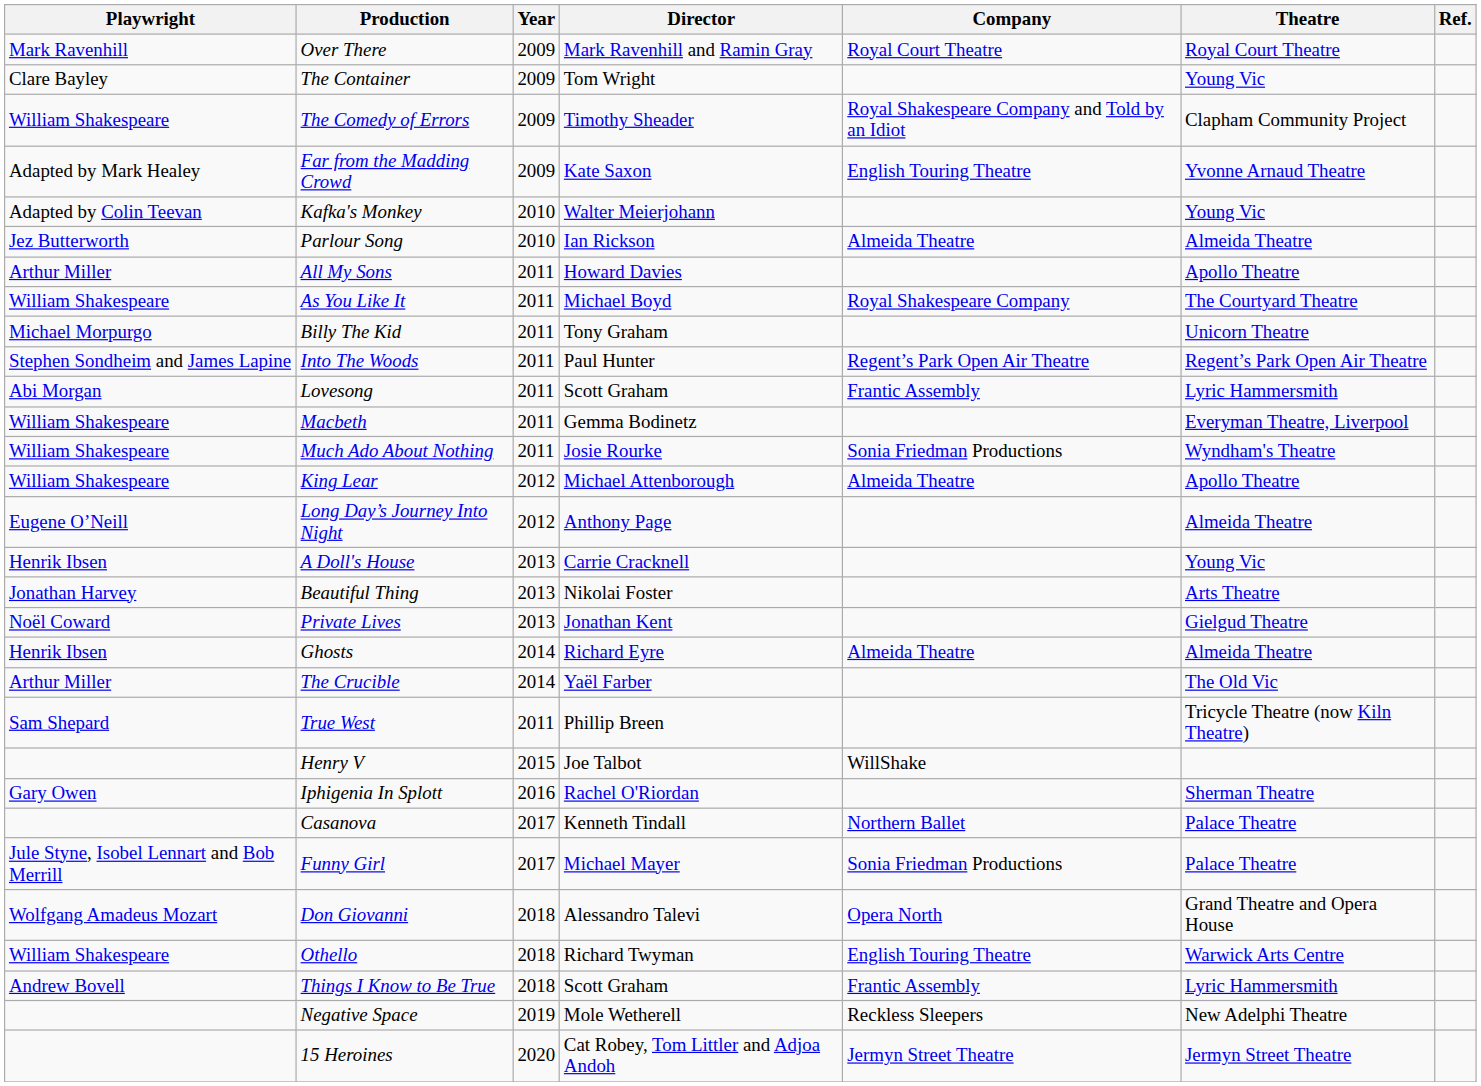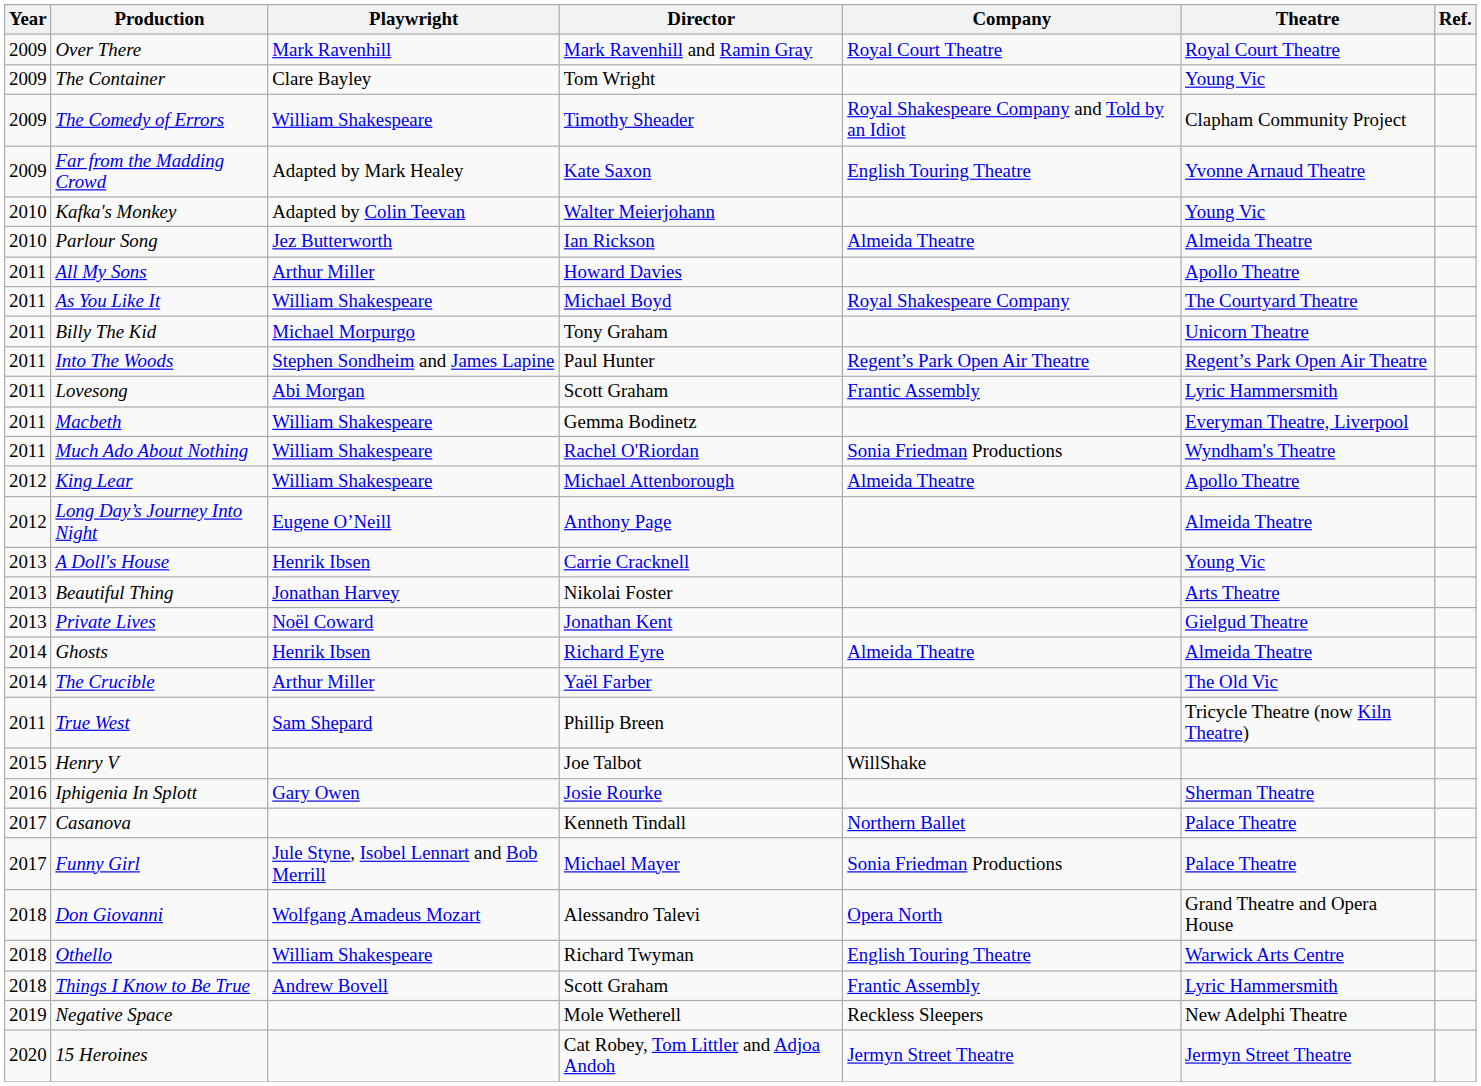columns swapped: (536, 19) <-> (150, 19)
(613, 451) Josie Rourke -> (631, 451) Rachel O'Riordan
(631, 793) Rachel O'Riordan -> (613, 793) Josie Rourke
